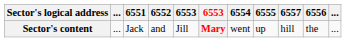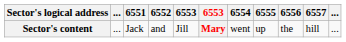columns swapped: (316, 12) <-> (291, 12)
